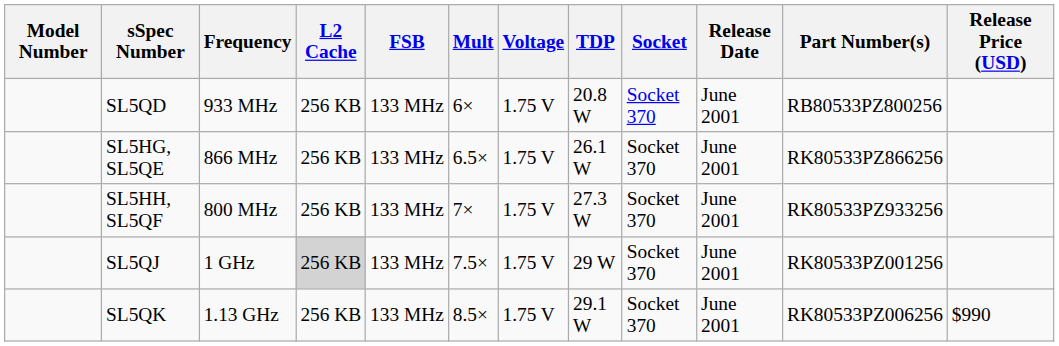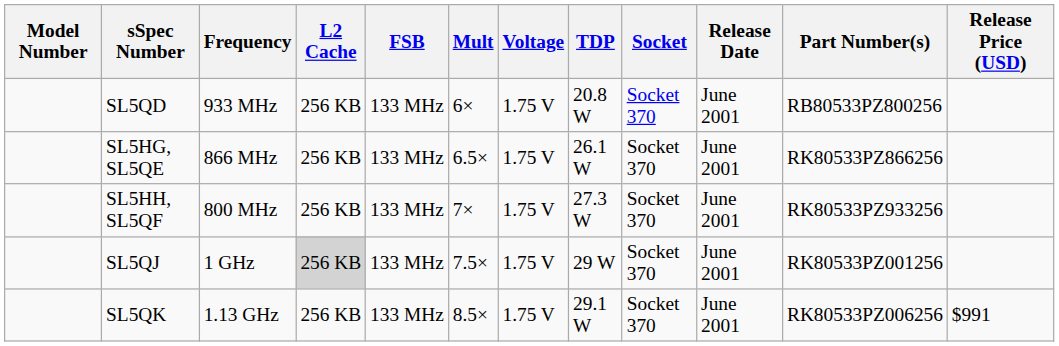(971, 314) $990 -> (971, 314) $991
